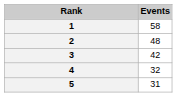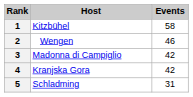+ column: (91, 11)
(155, 40) 48 -> (170, 40) 46
(155, 70) 32 -> (170, 70) 42
